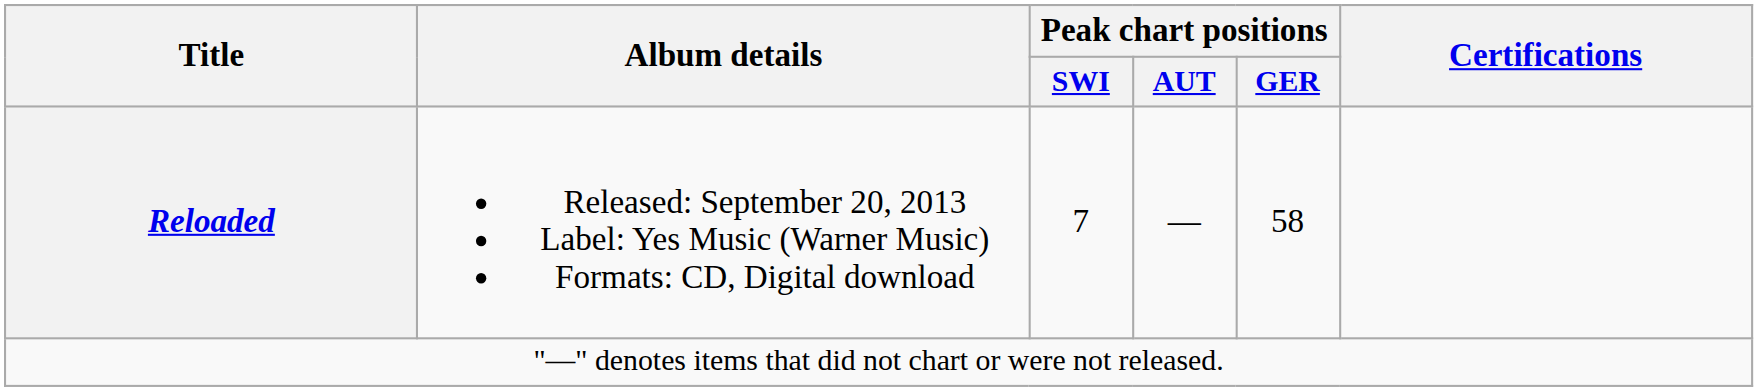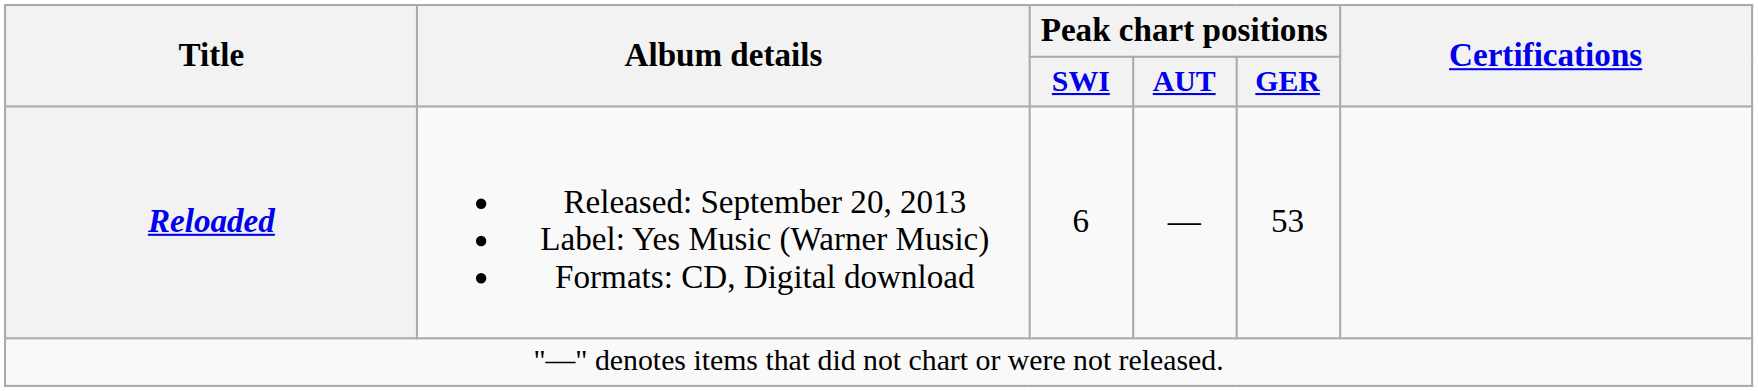(1081, 221) 7 -> (1081, 221) 6
(1288, 221) 58 -> (1288, 221) 53
